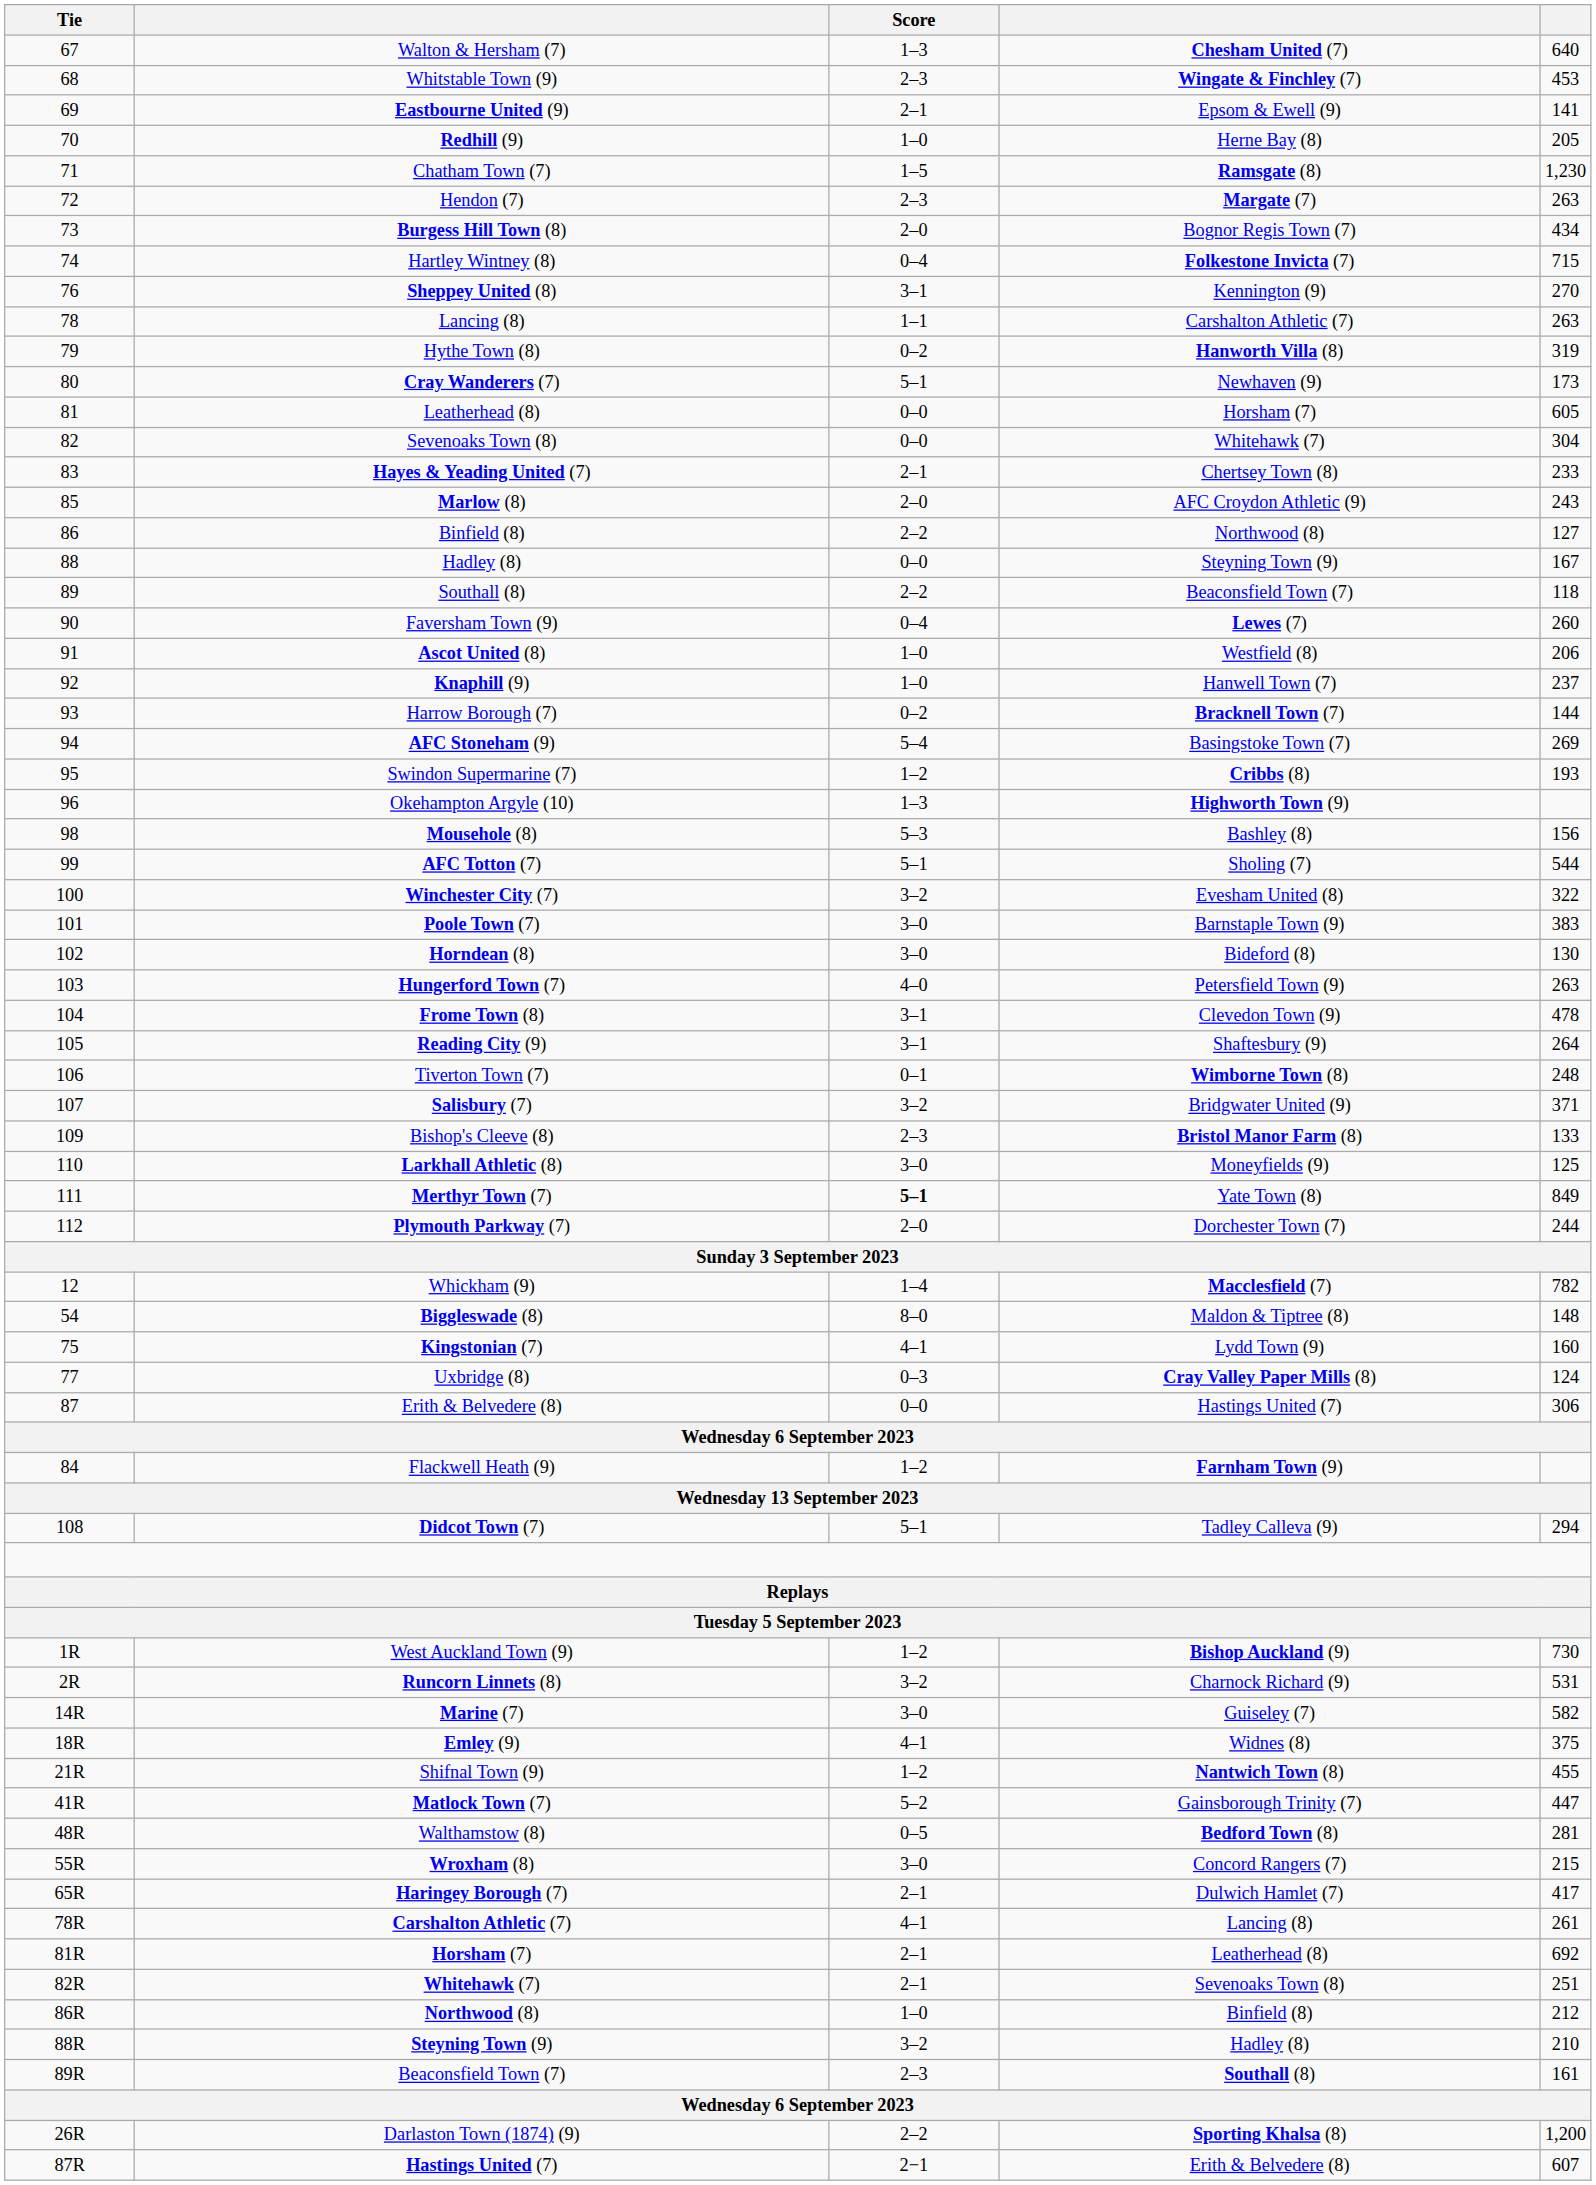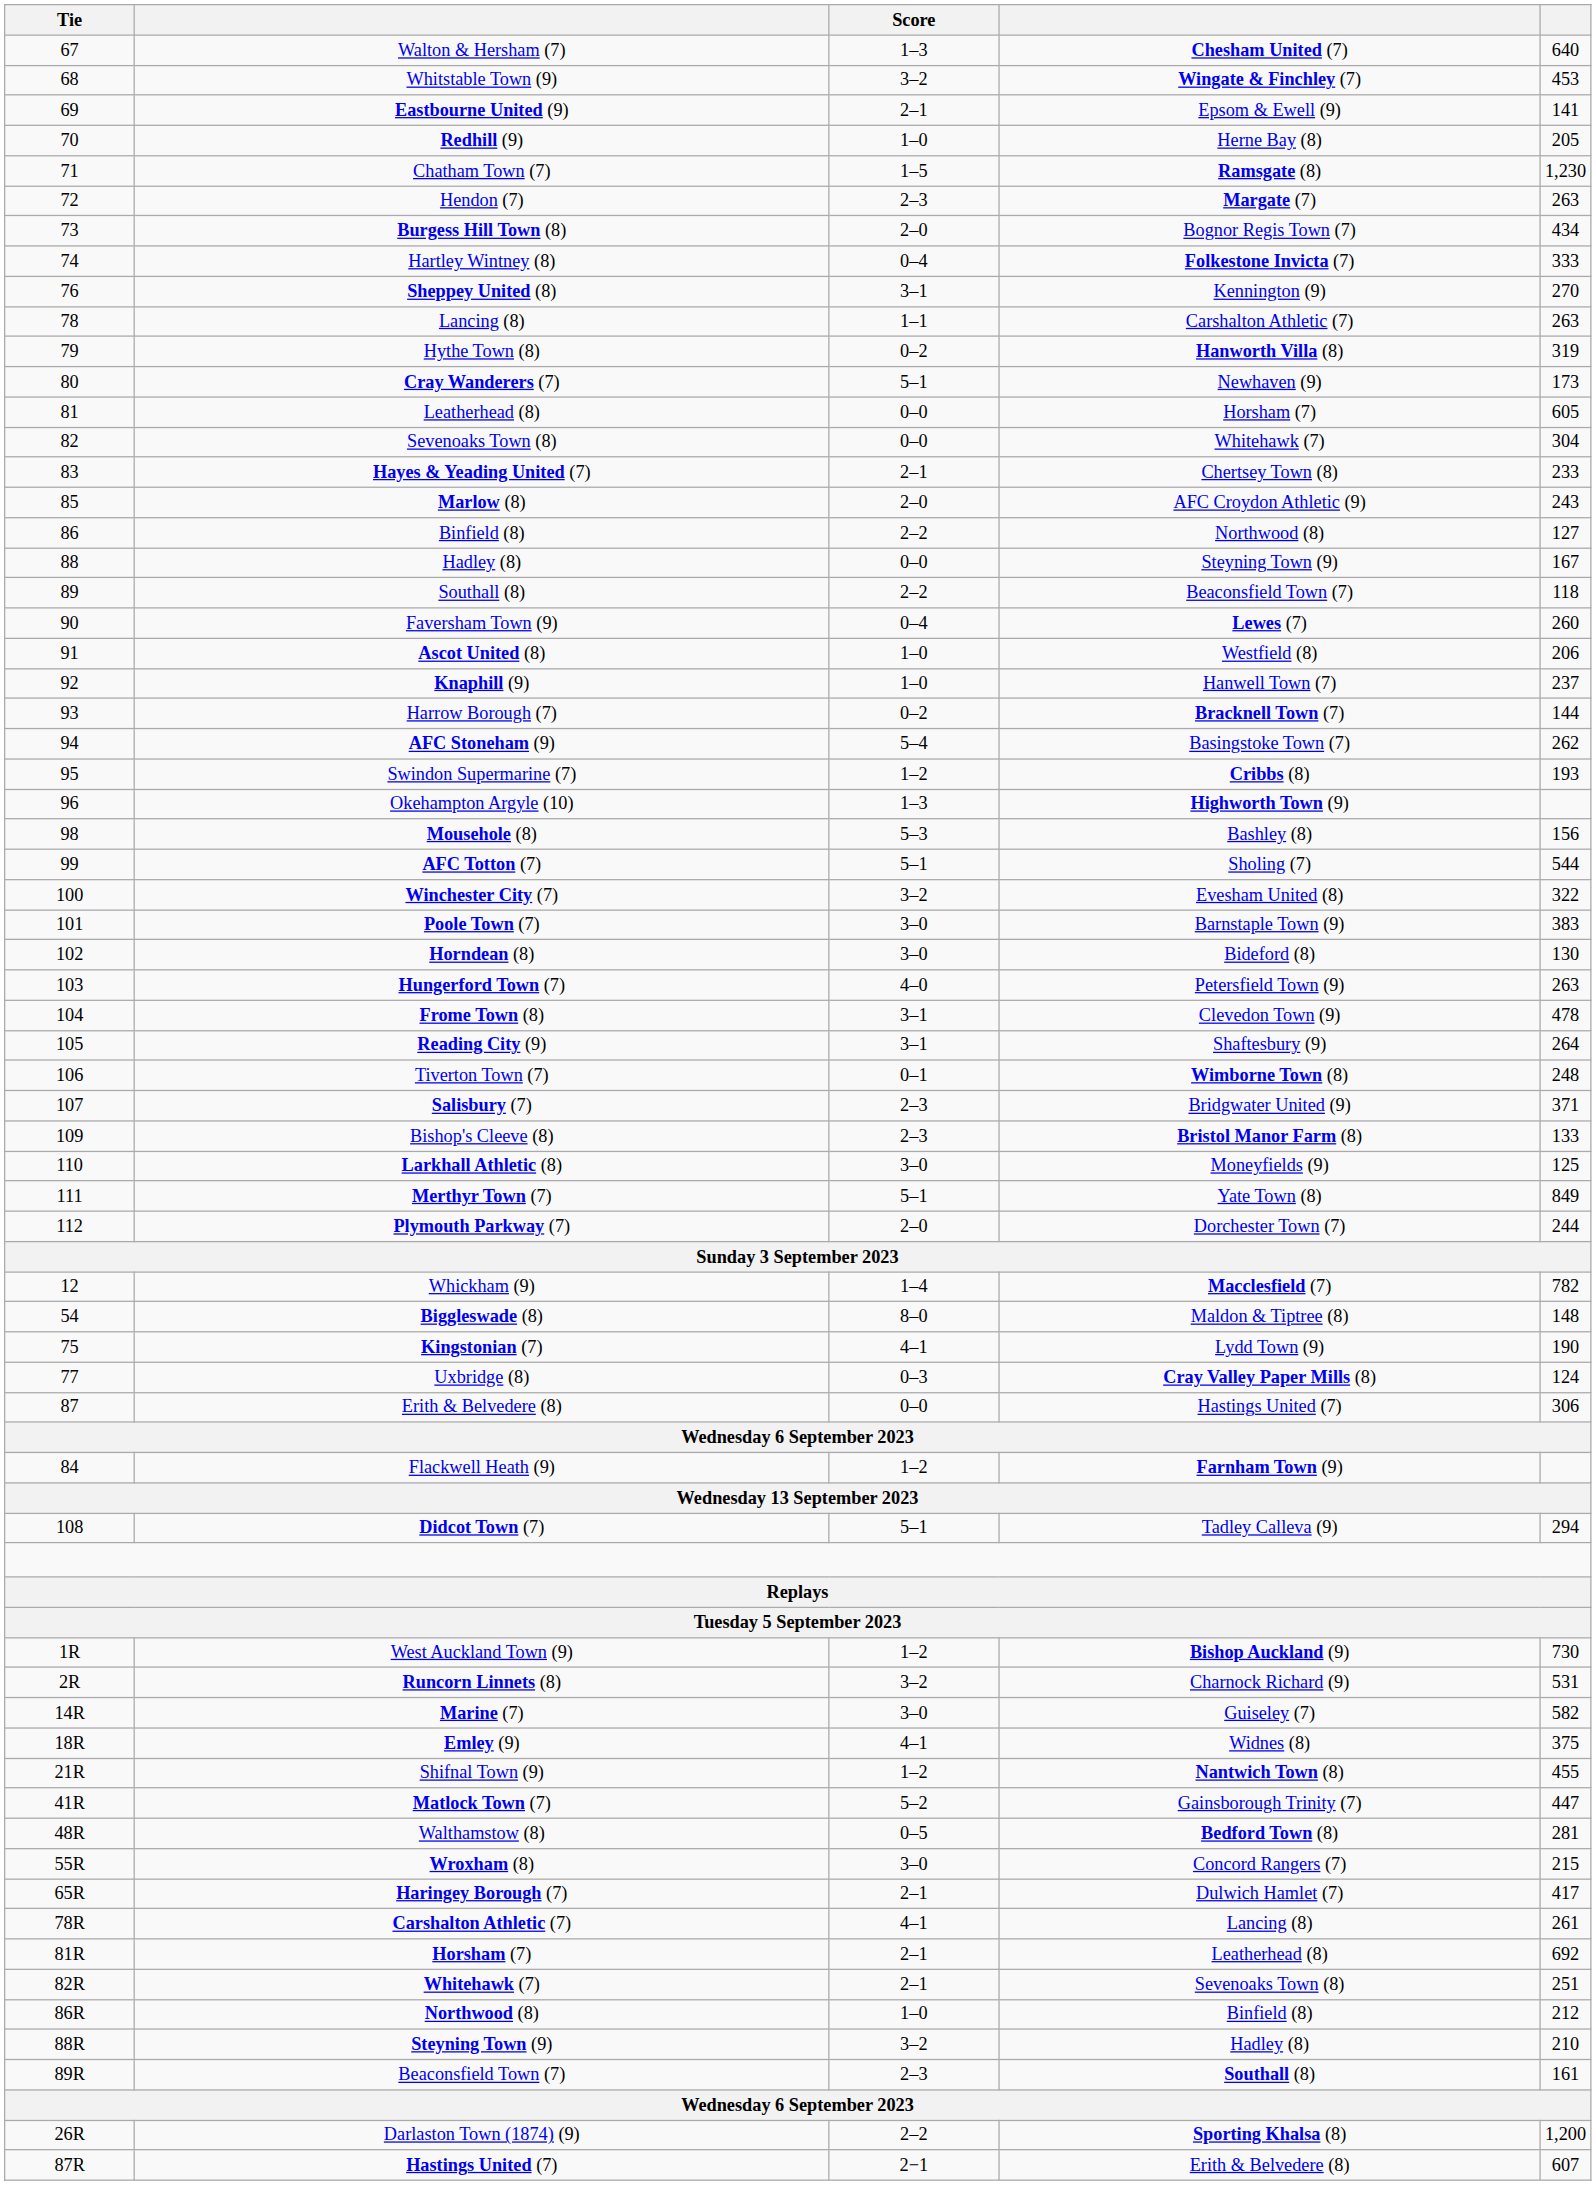(914, 80) 2–3 -> (914, 80) 3–2
(1566, 261) 715 -> (1566, 261) 333
(1566, 743) 269 -> (1566, 743) 262
(914, 1105) 3–2 -> (914, 1105) 2–3
(914, 1196) bold -> (914, 1196) normal
(1566, 1347) 160 -> (1566, 1347) 190
